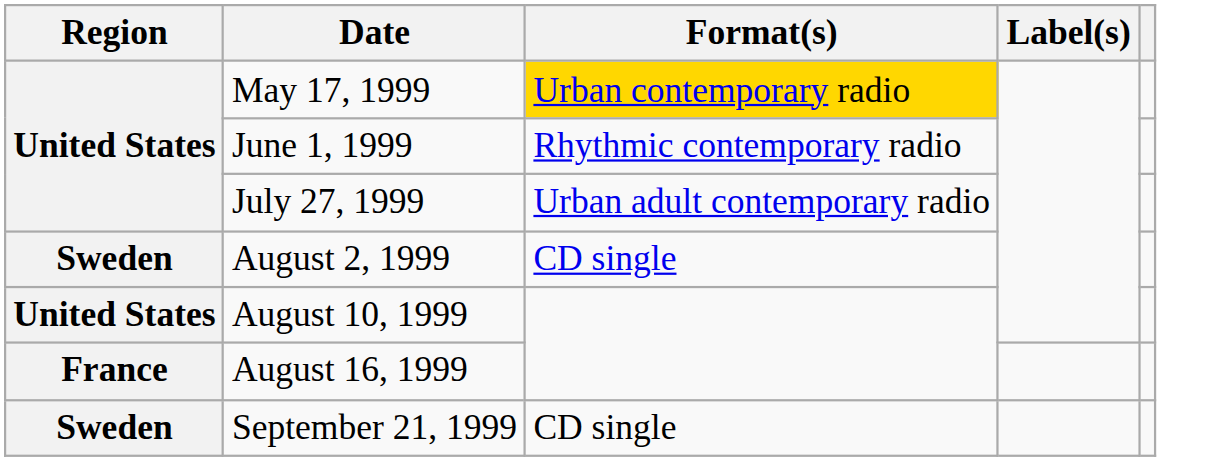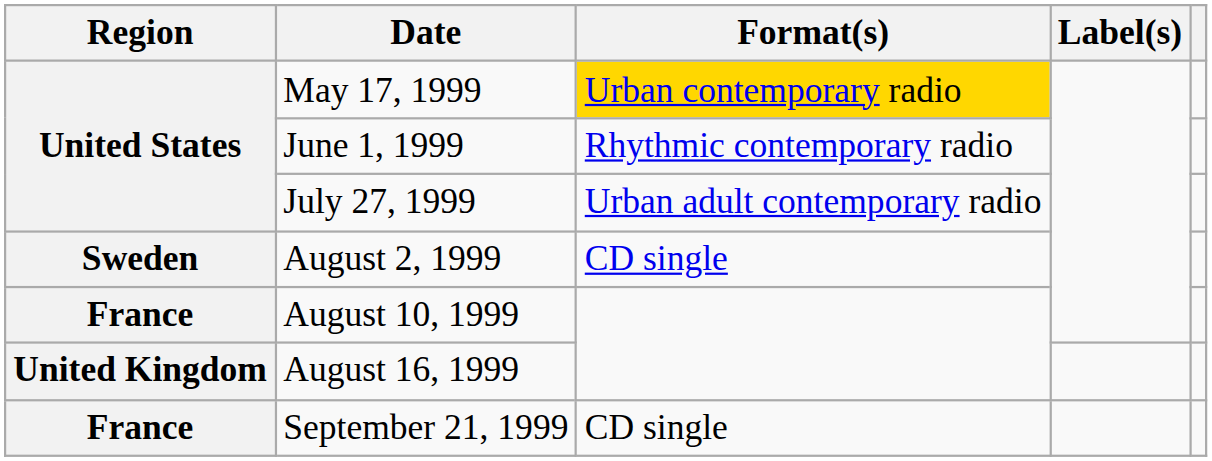(114, 314) United States -> (140, 314) France
(114, 370) France -> (140, 370) United Kingdom
(114, 426) Sweden -> (140, 426) France
